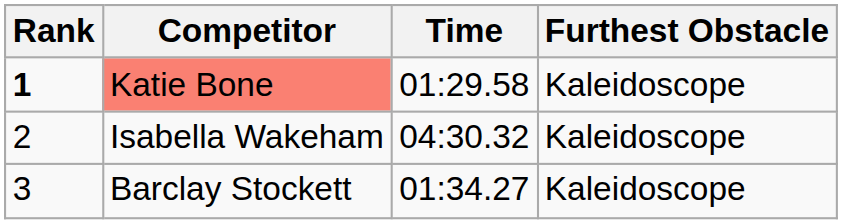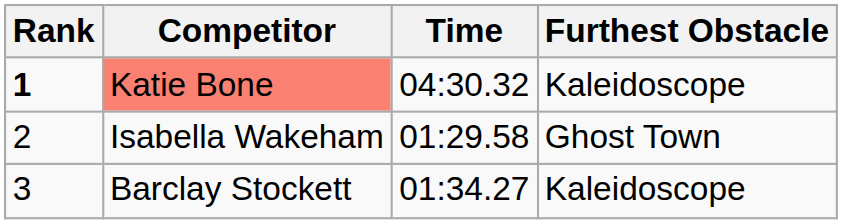(464, 84) 01:29.58 -> (464, 84) 04:30.32
(464, 137) 04:30.32 -> (464, 137) 01:29.58
(645, 137) Kaleidoscope -> (633, 137) Ghost Town
